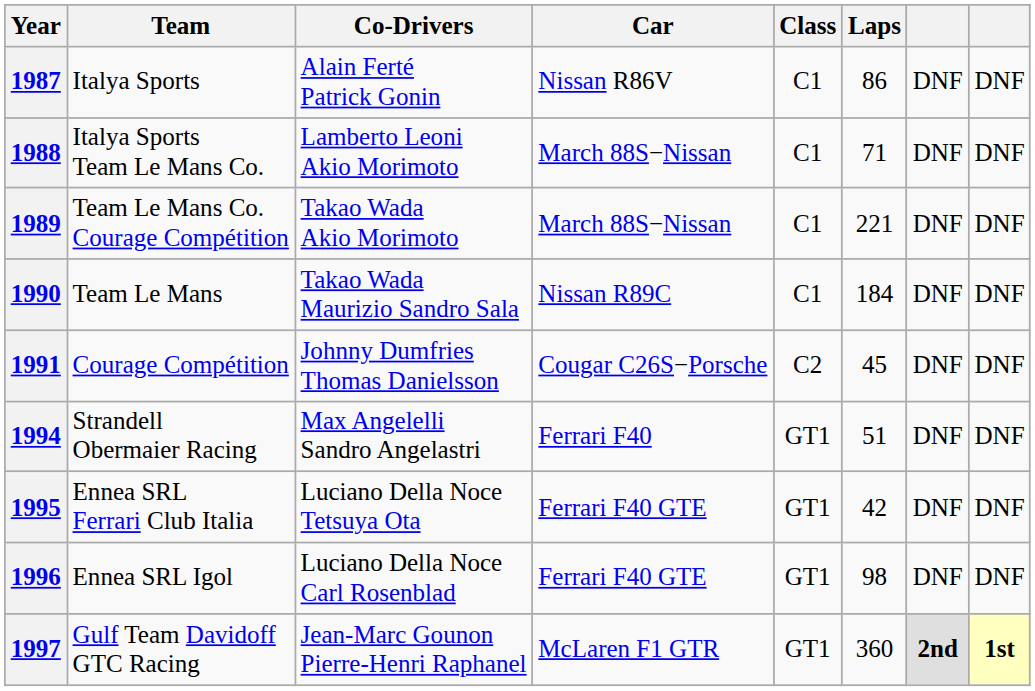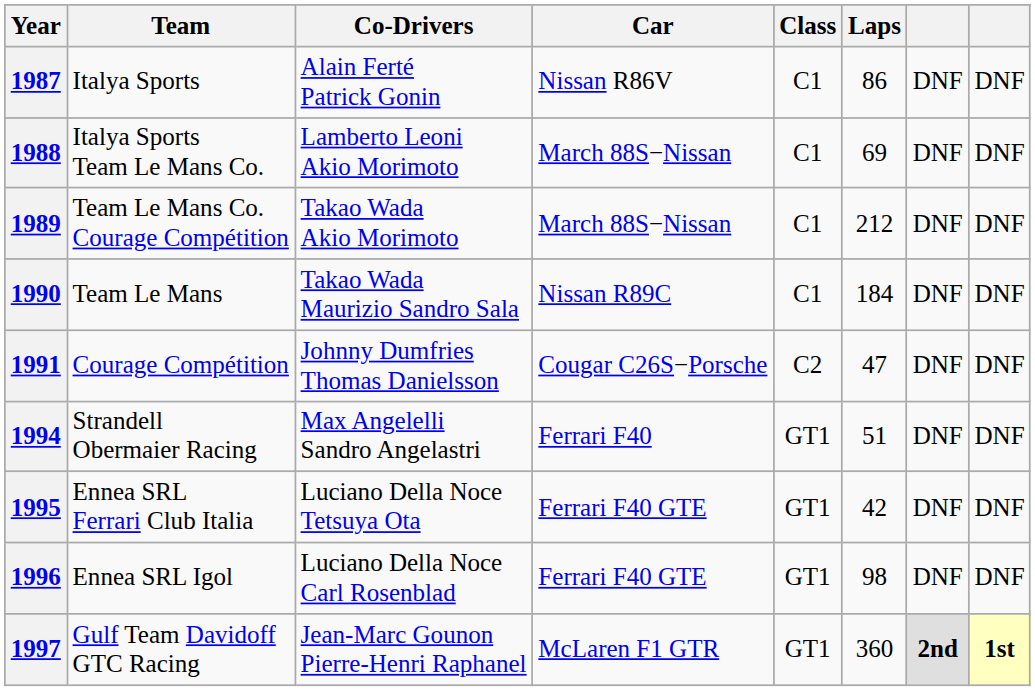(874, 152) 71 -> (874, 152) 69
(874, 223) 221 -> (874, 223) 212
(874, 365) 45 -> (874, 365) 47
